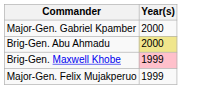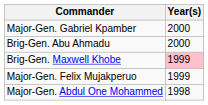(152, 44) khaki background -> (179, 44) no background
+ row: (85, 92)
